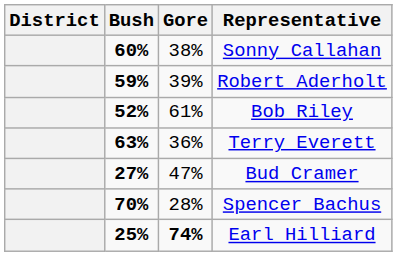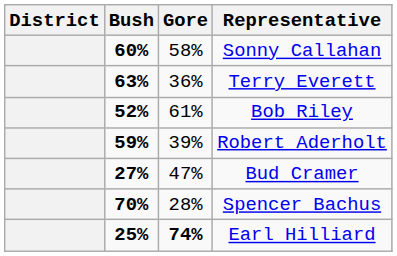(186, 51) 38% -> (186, 51) 58%
rows swapped: (302, 143) <-> (302, 82)
